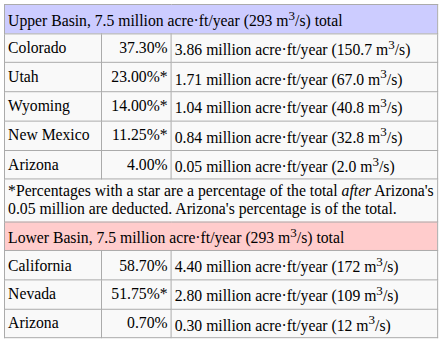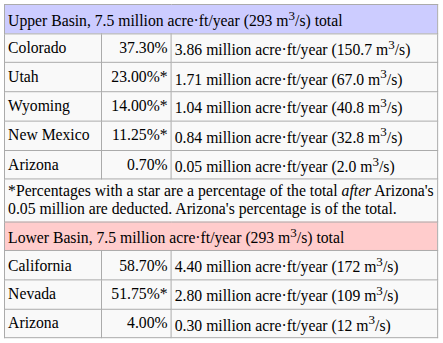(147, 164) 4.00% -> (147, 164) 0.70%
(147, 323) 0.70% -> (147, 323) 4.00%
